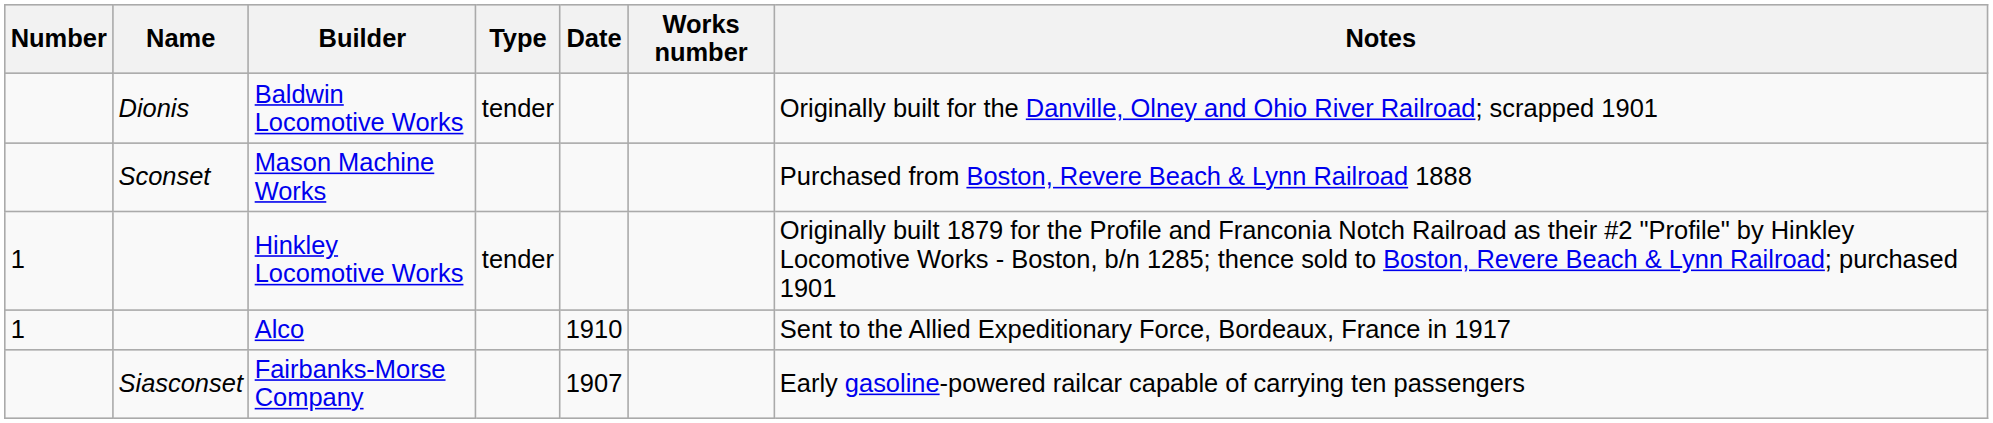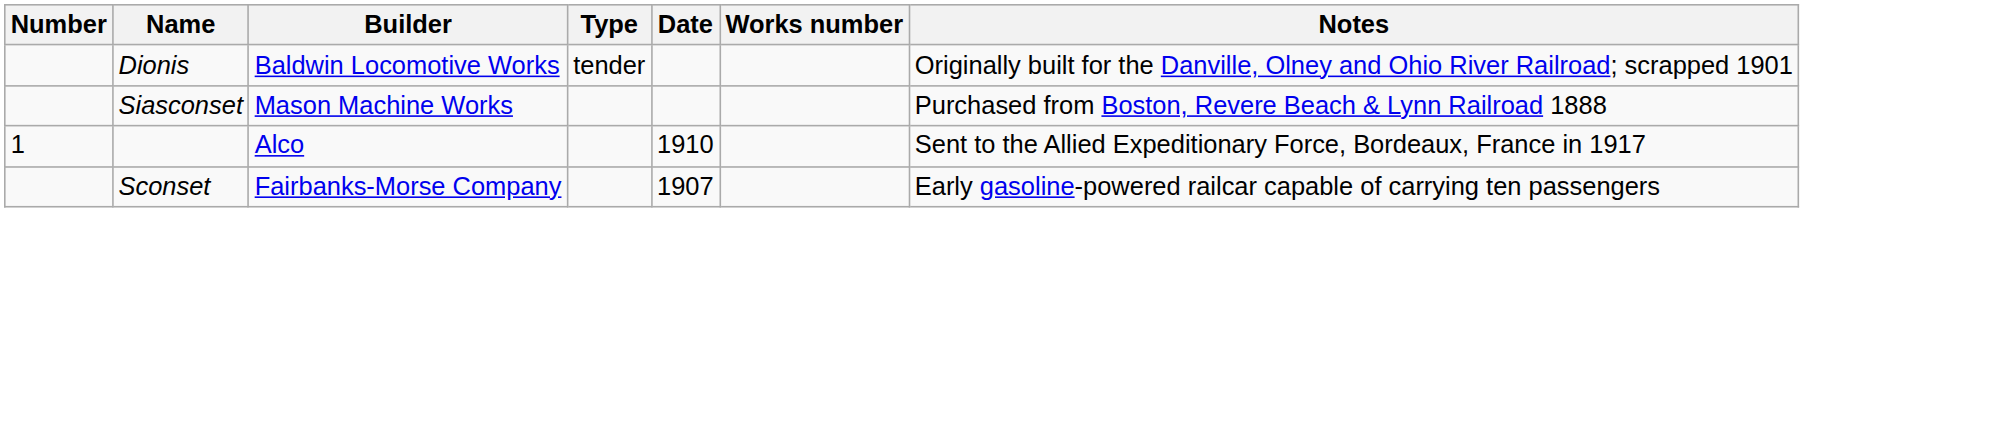(164, 176) Sconset -> (181, 105) Siasconset
- row: (359, 260)
(181, 383) Siasconset -> (164, 186) Sconset
